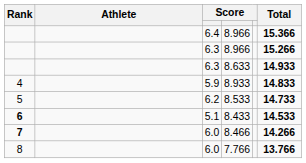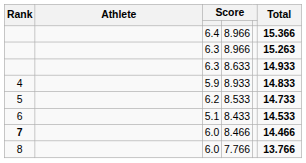(279, 50) 15.266 -> (279, 50) 15.263
(20, 116) bold -> (20, 116) normal
(279, 132) 14.266 -> (279, 132) 14.466
